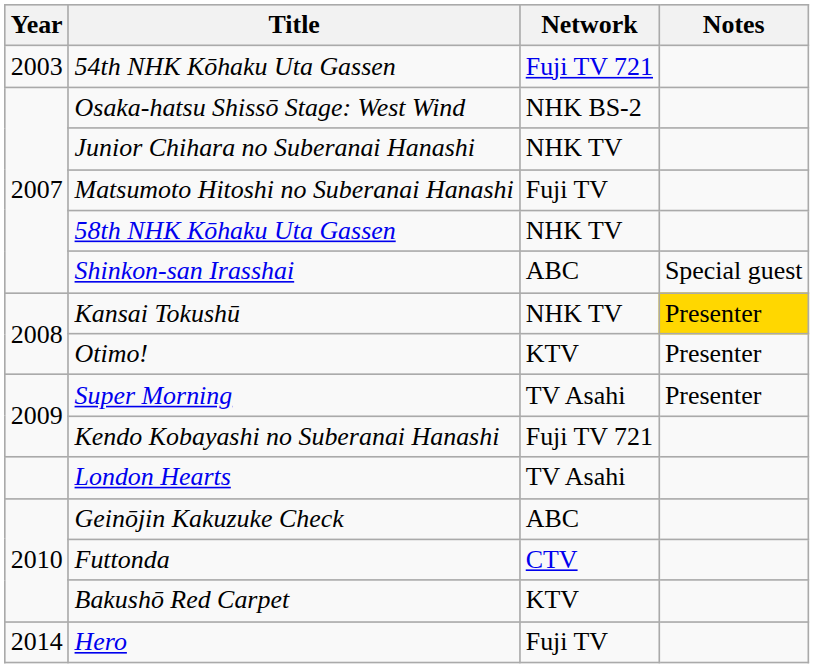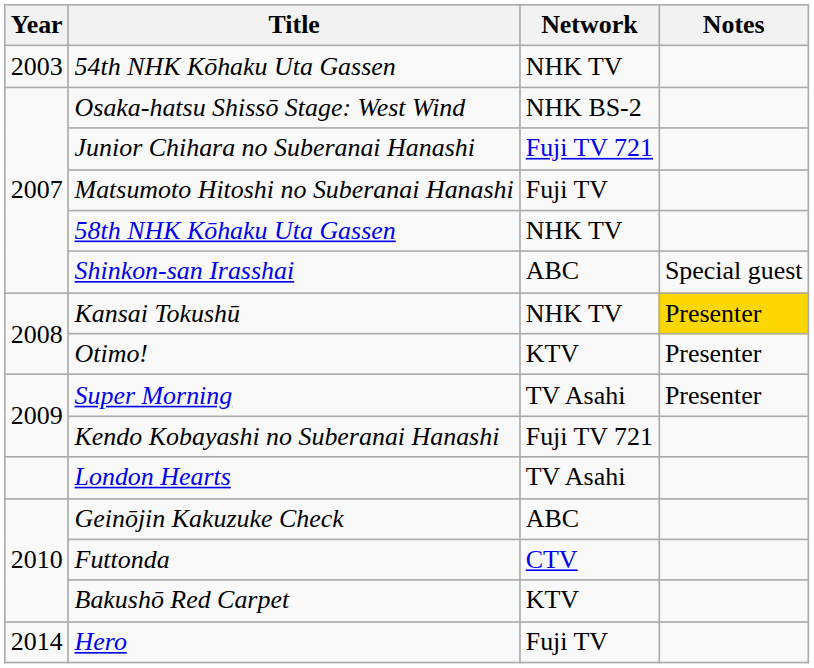(589, 66) Fuji TV 721 -> (574, 66) NHK TV
(574, 148) NHK TV -> (589, 148) Fuji TV 721
